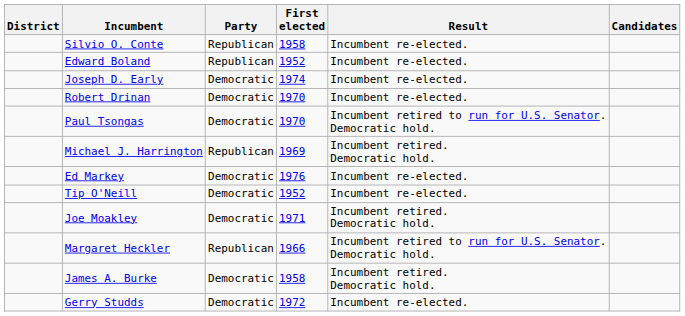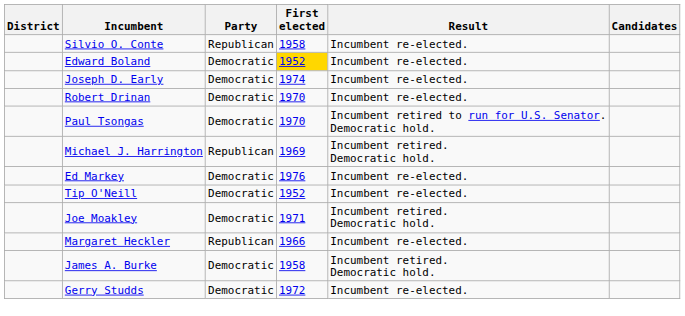(241, 62) Republican -> (241, 62) Democratic
(292, 62) no background -> (292, 62) gold background
(468, 248) Incumbent retired to run for U.S. Senator. Democratic hold. -> (399, 242) Incumbent re-elected.
